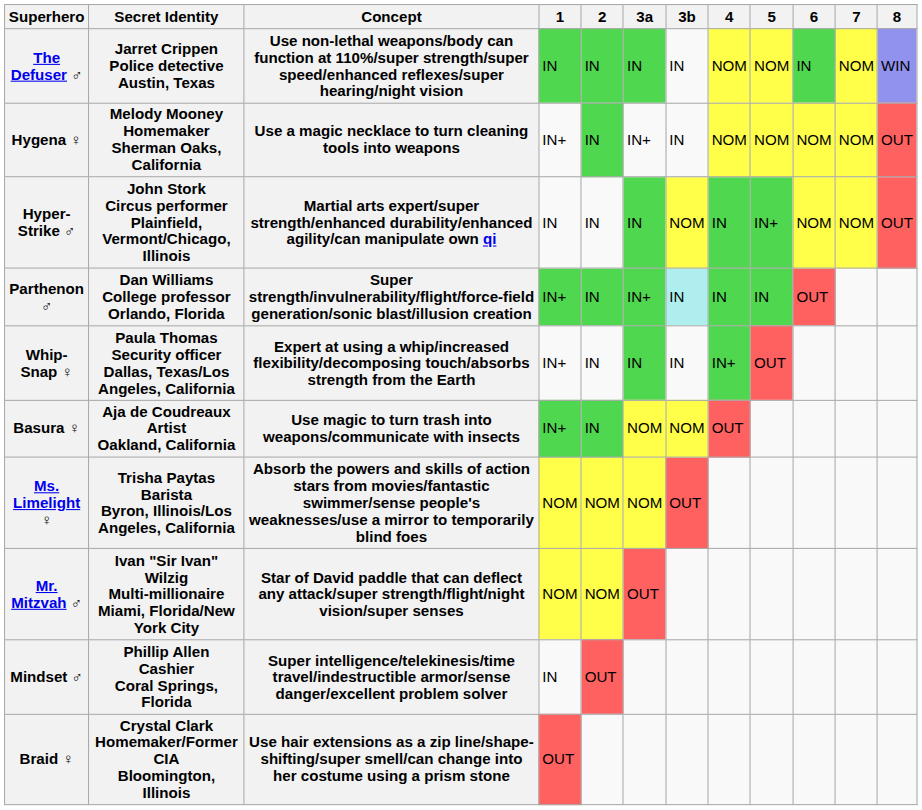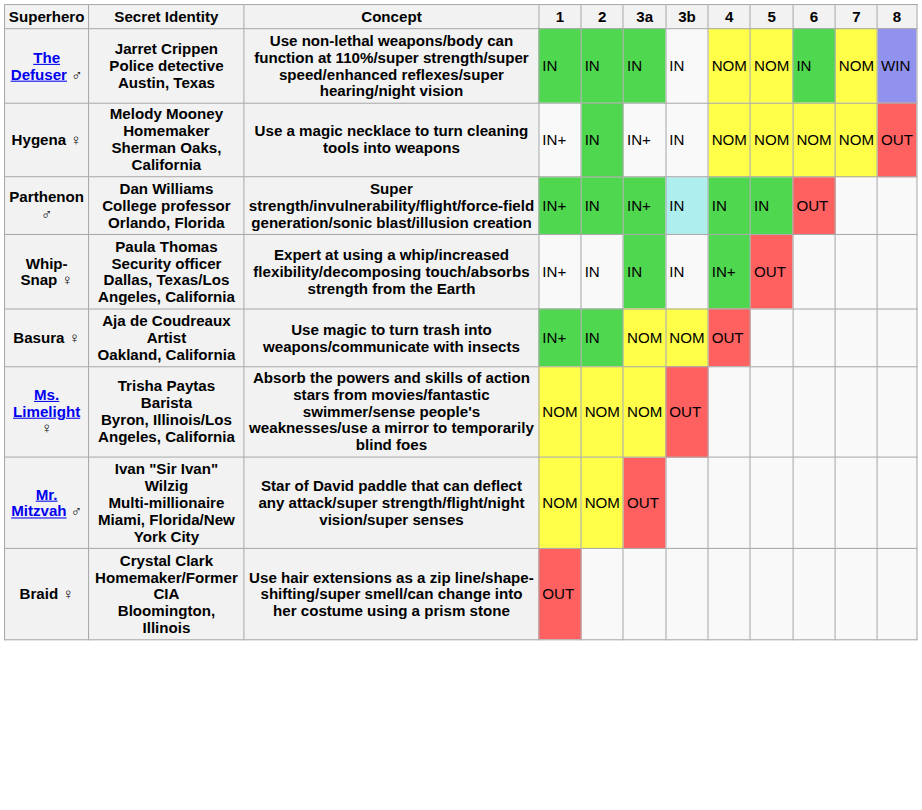- row: (47, 223)
- row: (47, 677)
